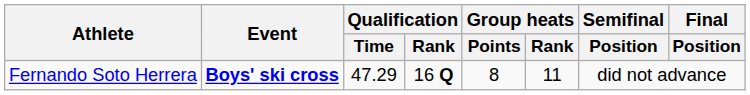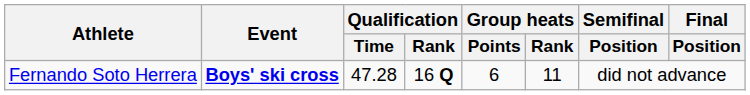(374, 76) 47.29 -> (374, 76) 47.28
(494, 76) 8 -> (494, 76) 6
